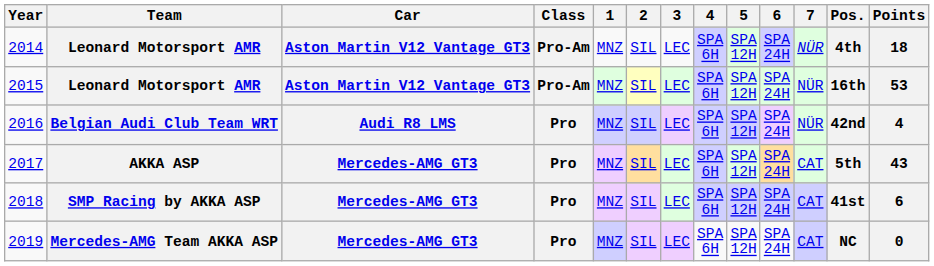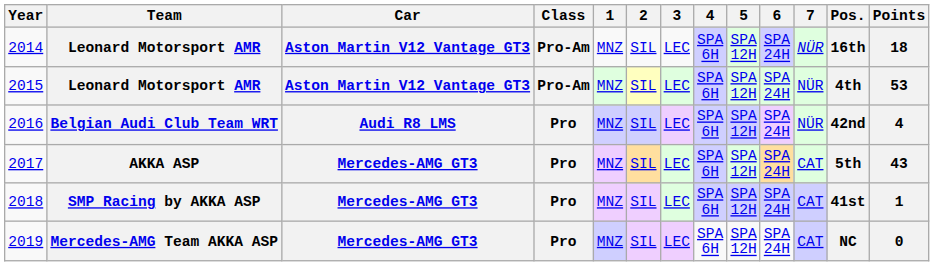(848, 47) 4th -> (848, 47) 16th
(848, 86) 16th -> (848, 86) 4th
(899, 202) 6 -> (899, 202) 1
